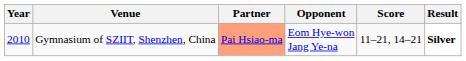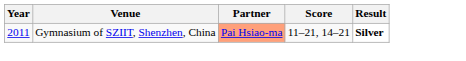- column: (321, 14)
(18, 39) 2010 -> (18, 33) 2011
